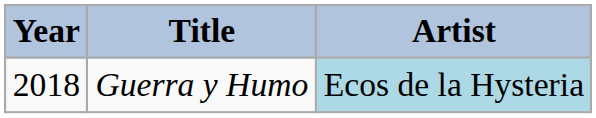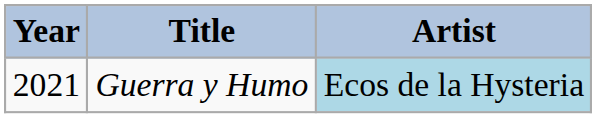(46, 84) 2018 -> (46, 84) 2021
